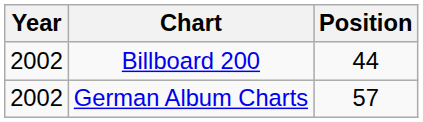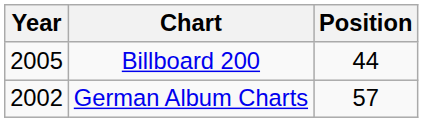(37, 60) 2002 -> (37, 60) 2005
